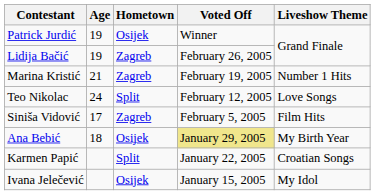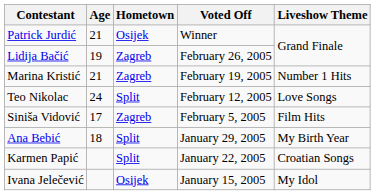(96, 35) 19 -> (96, 35) 21
(132, 138) Osijek -> (128, 138) Split
(223, 138) khaki background -> (223, 138) no background
